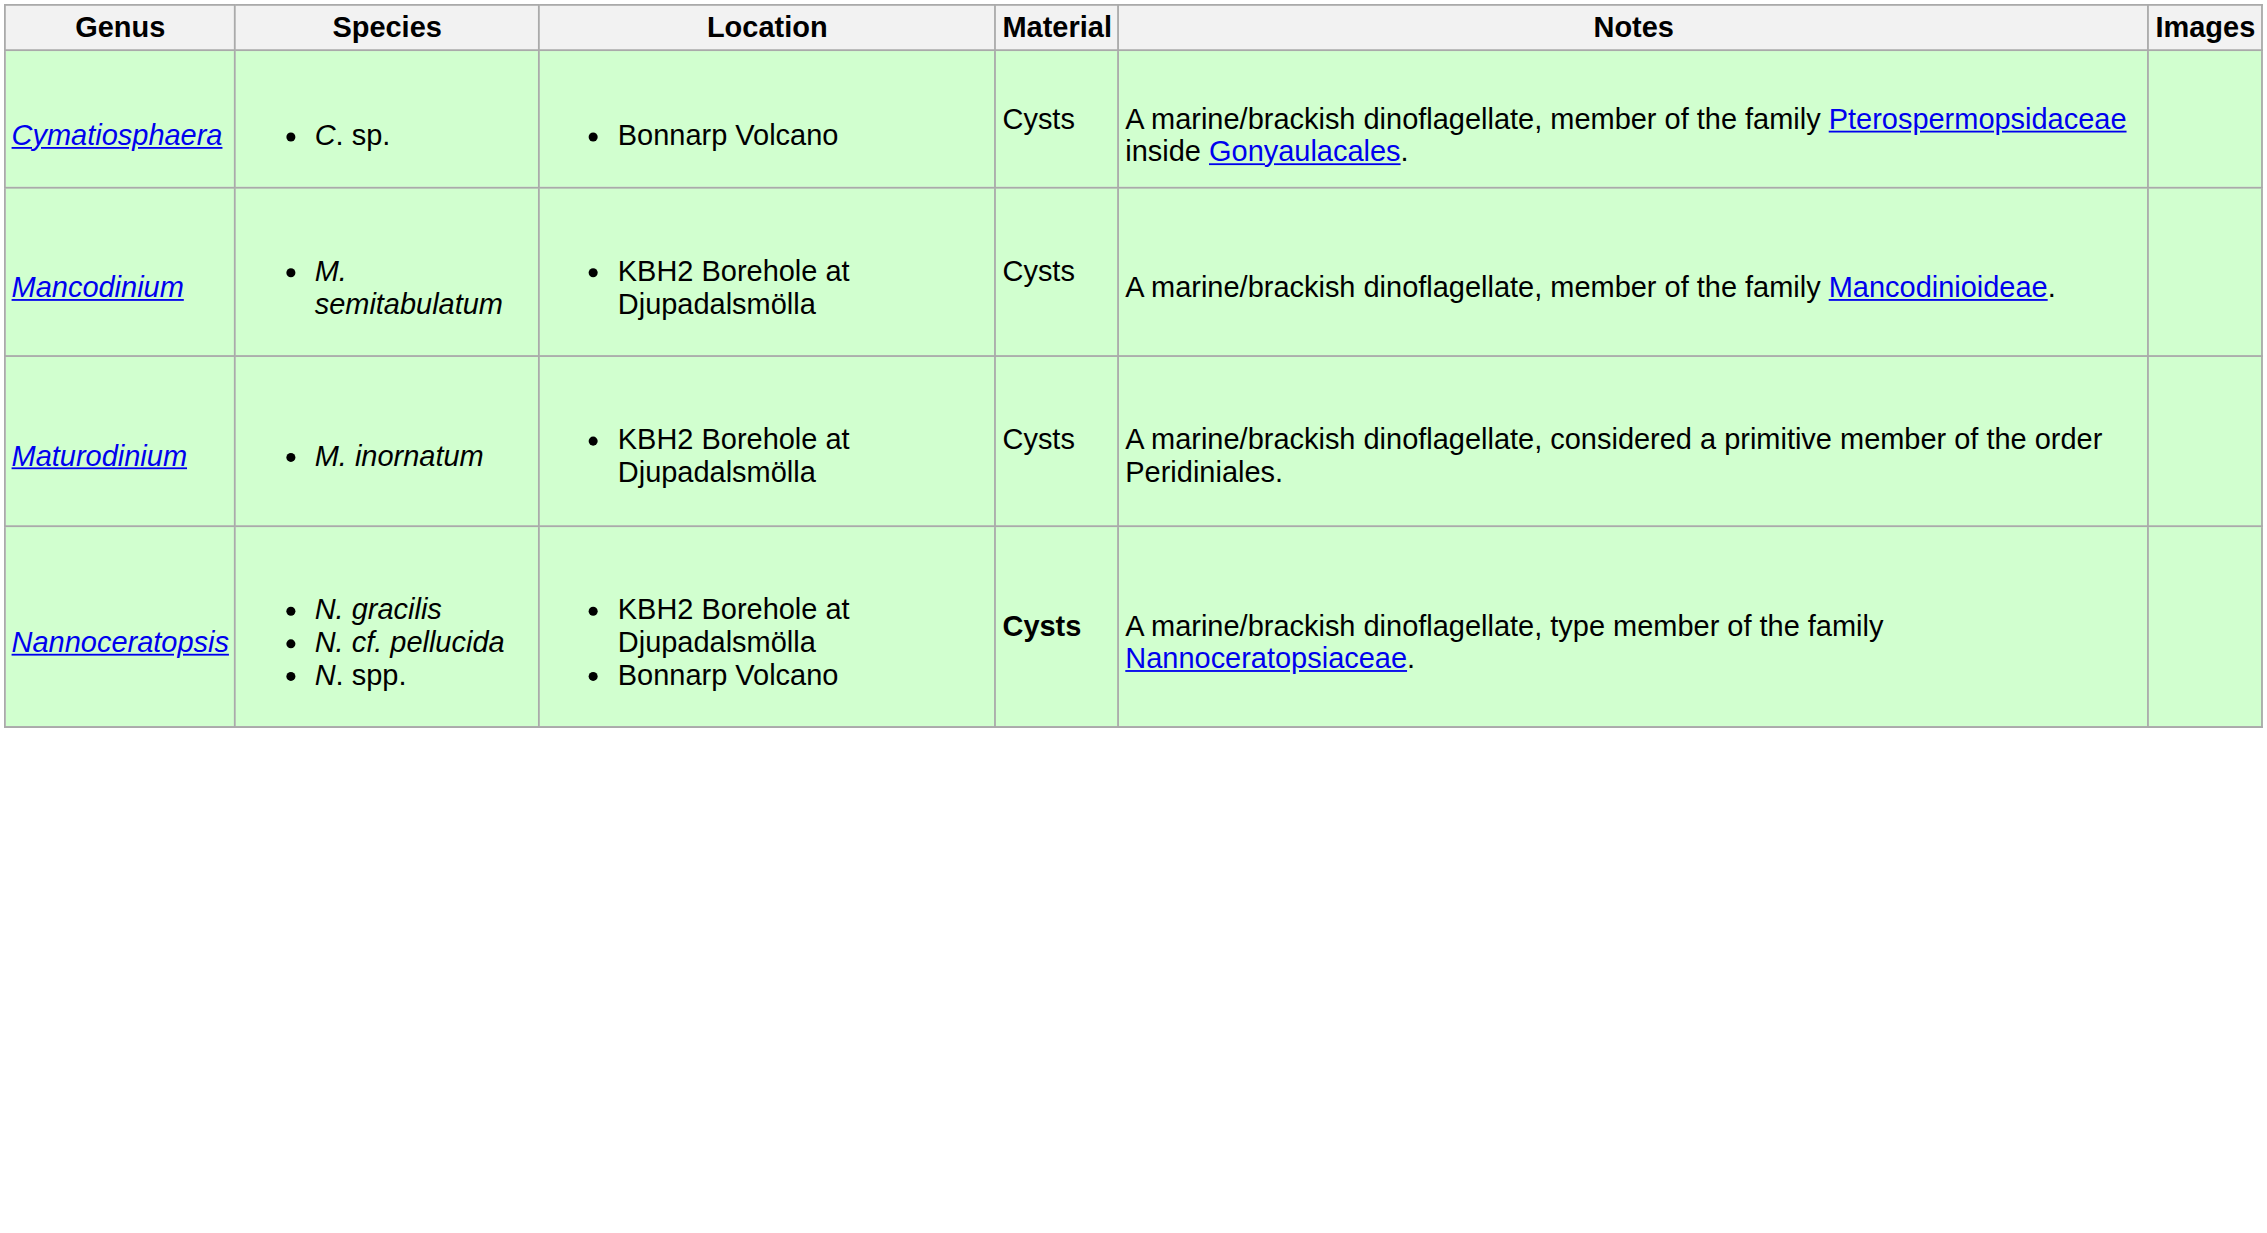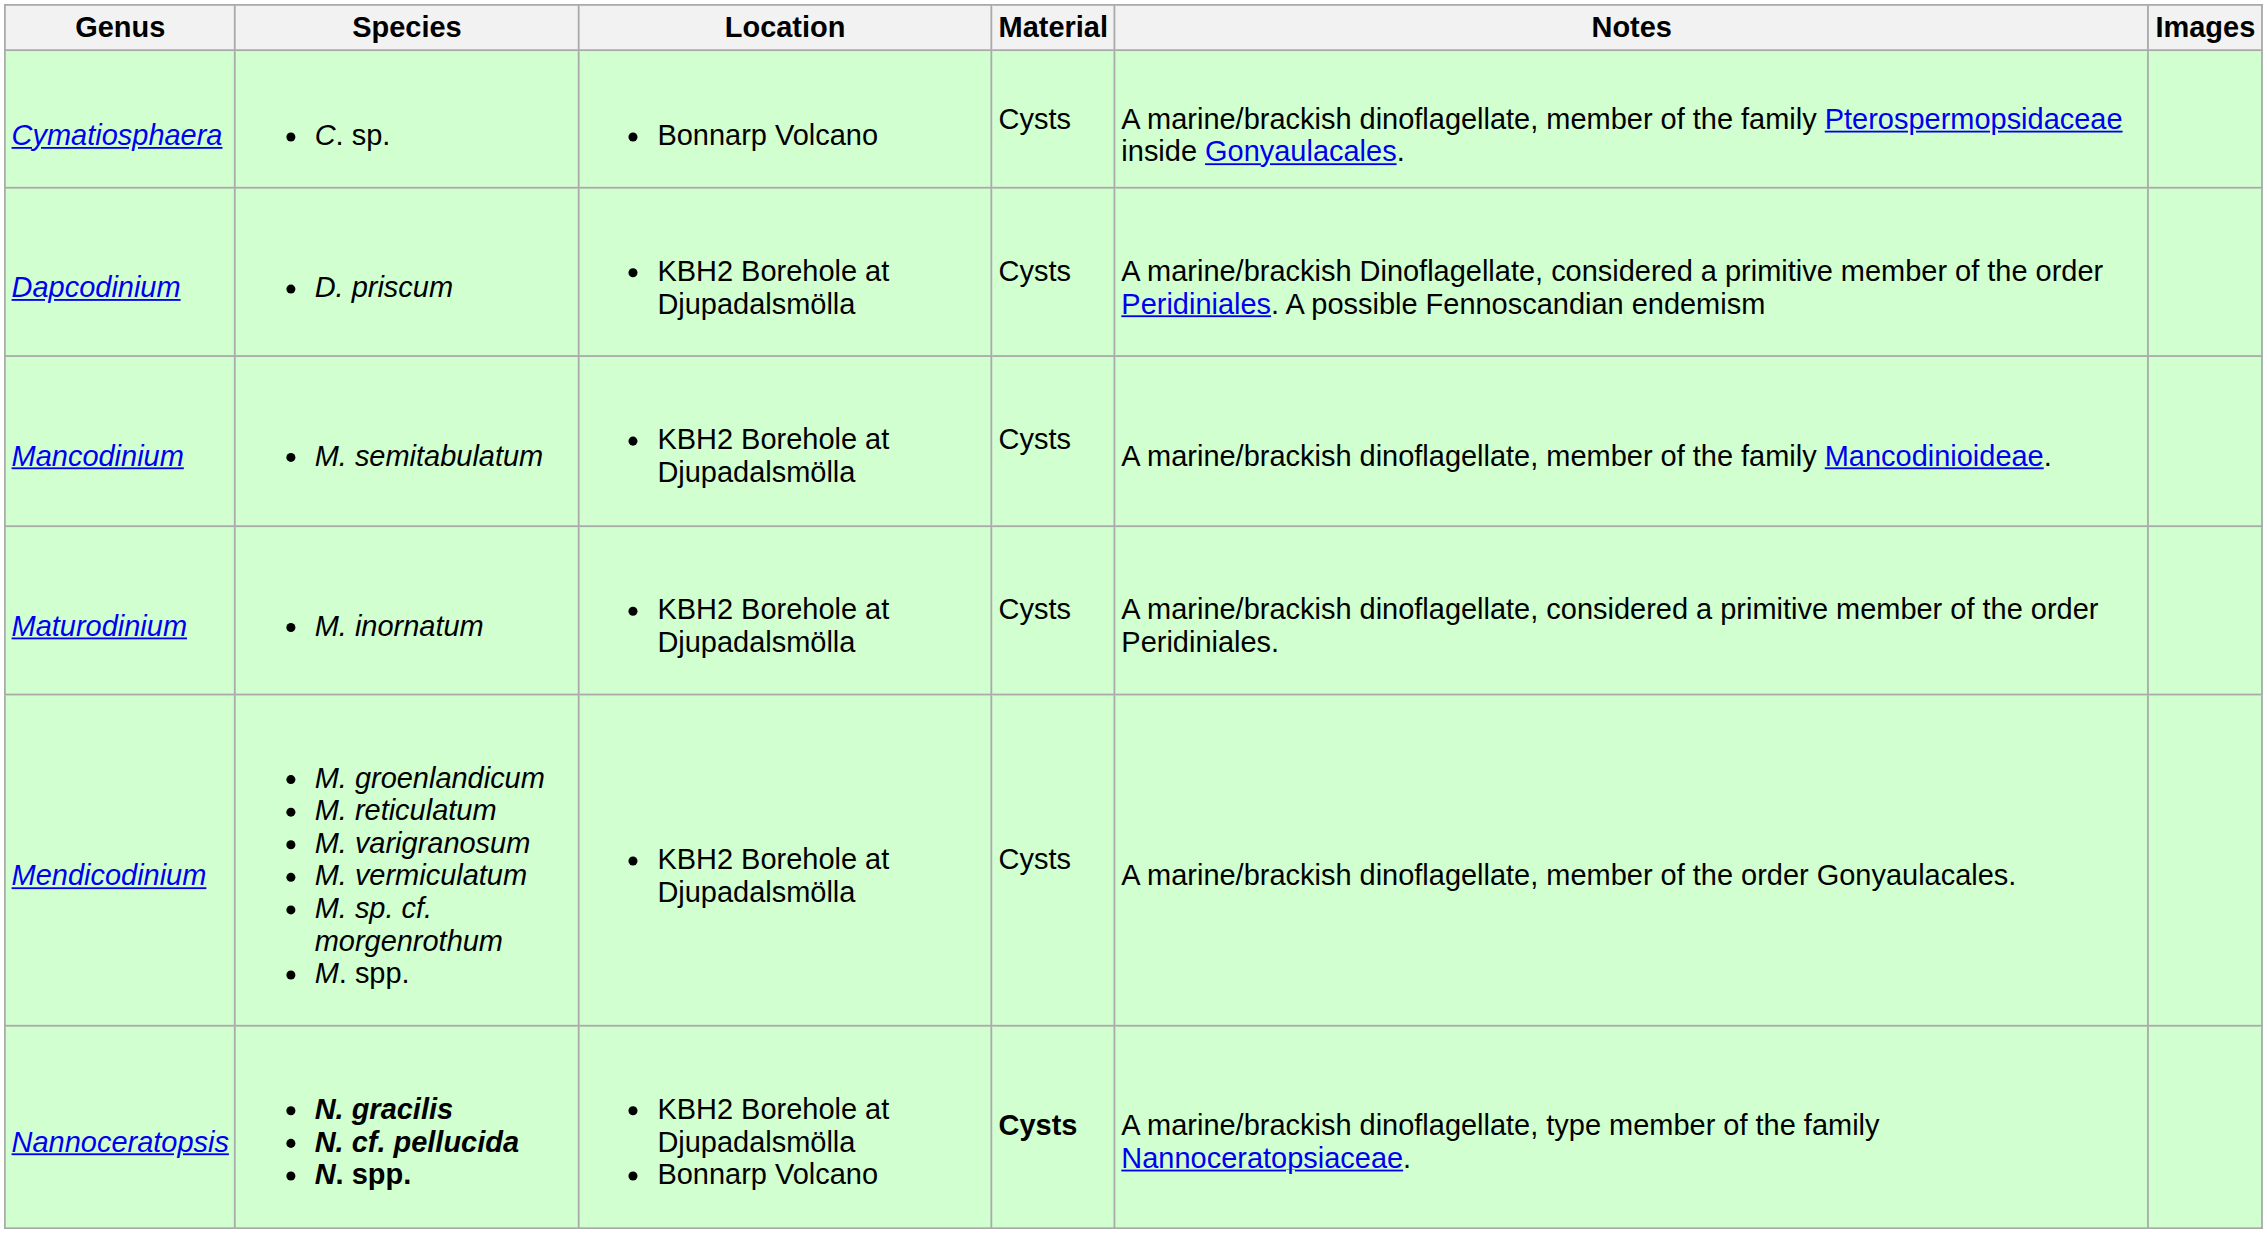+ row: (96, 287)
+ row: (109, 876)
(387, 642) normal -> (407, 1143) bold
